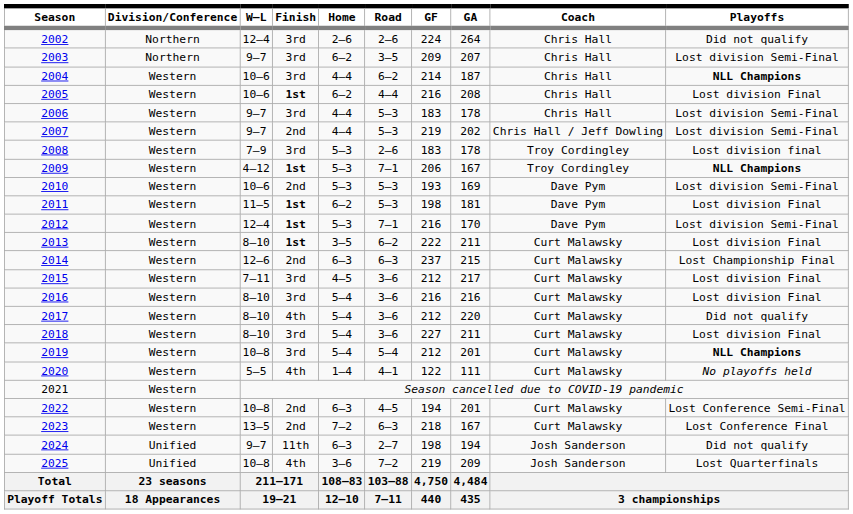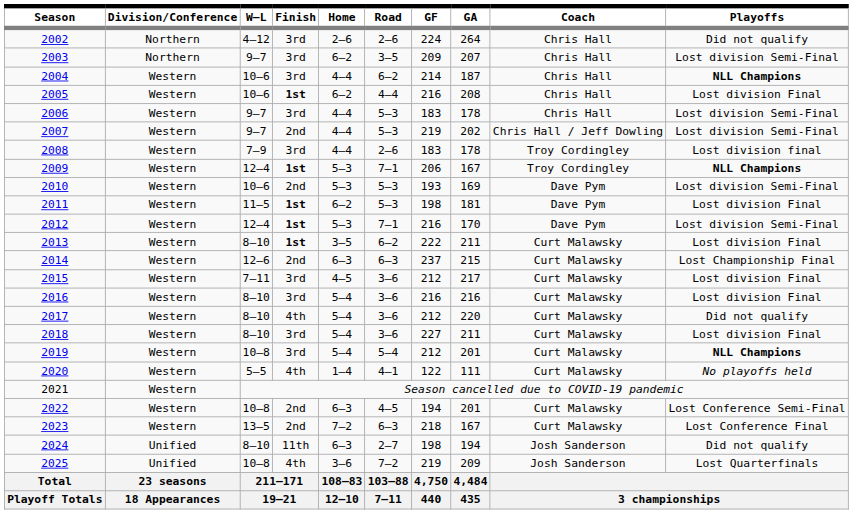(256, 39) 12–4 -> (256, 39) 4–12
(342, 150) 5–3 -> (342, 150) 4–4
(256, 168) 4–12 -> (256, 168) 12–4
(256, 445) 9–7 -> (256, 445) 8–10
